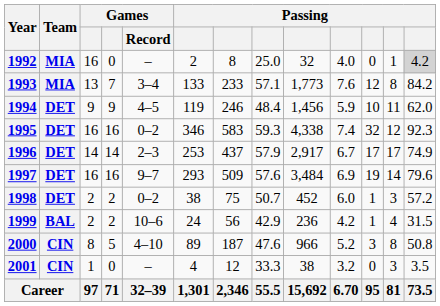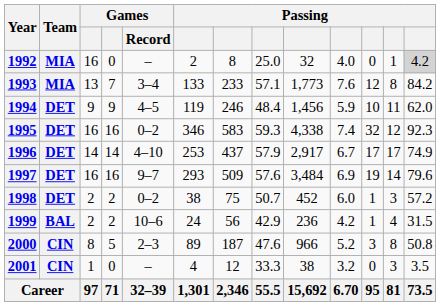(148, 152) 2–3 -> (148, 152) 4–10
(148, 244) 4–10 -> (148, 244) 2–3
